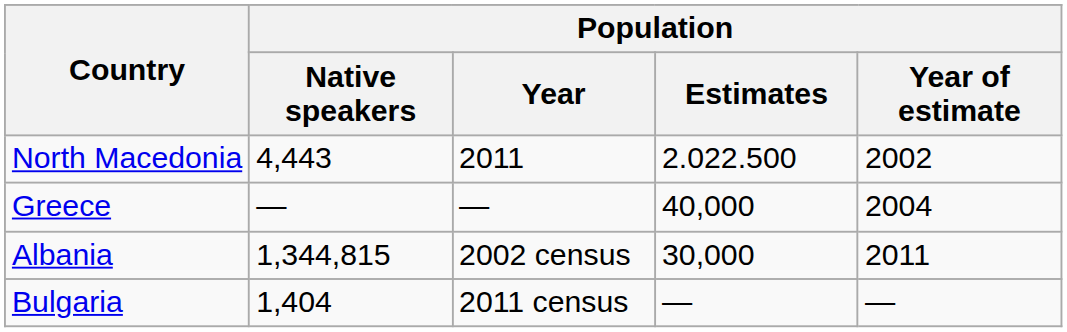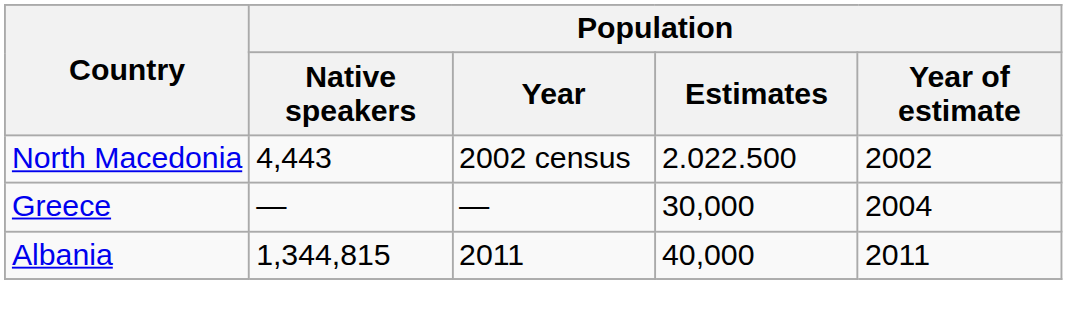(492, 158) 2011 -> (545, 158) 2002 census
(708, 206) 40,000 -> (708, 206) 30,000
(545, 254) 2002 census -> (492, 254) 2011
(708, 254) 30,000 -> (708, 254) 40,000
- row: (67, 302)
